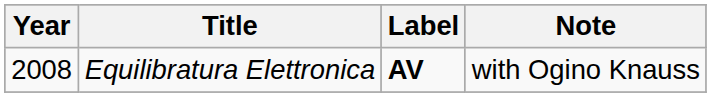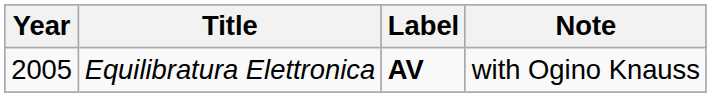(42, 69) 2008 -> (42, 69) 2005
